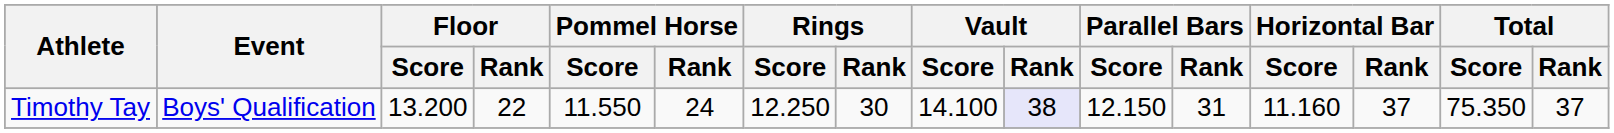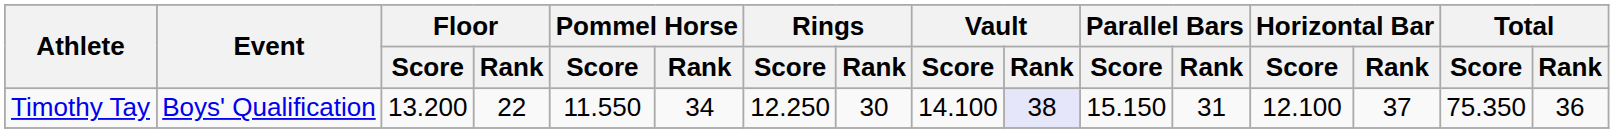(700, 108) 24 -> (700, 108) 34
(1126, 108) 12.150 -> (1126, 108) 15.150
(1302, 108) 11.160 -> (1302, 108) 12.100
(1570, 108) 37 -> (1570, 108) 36
